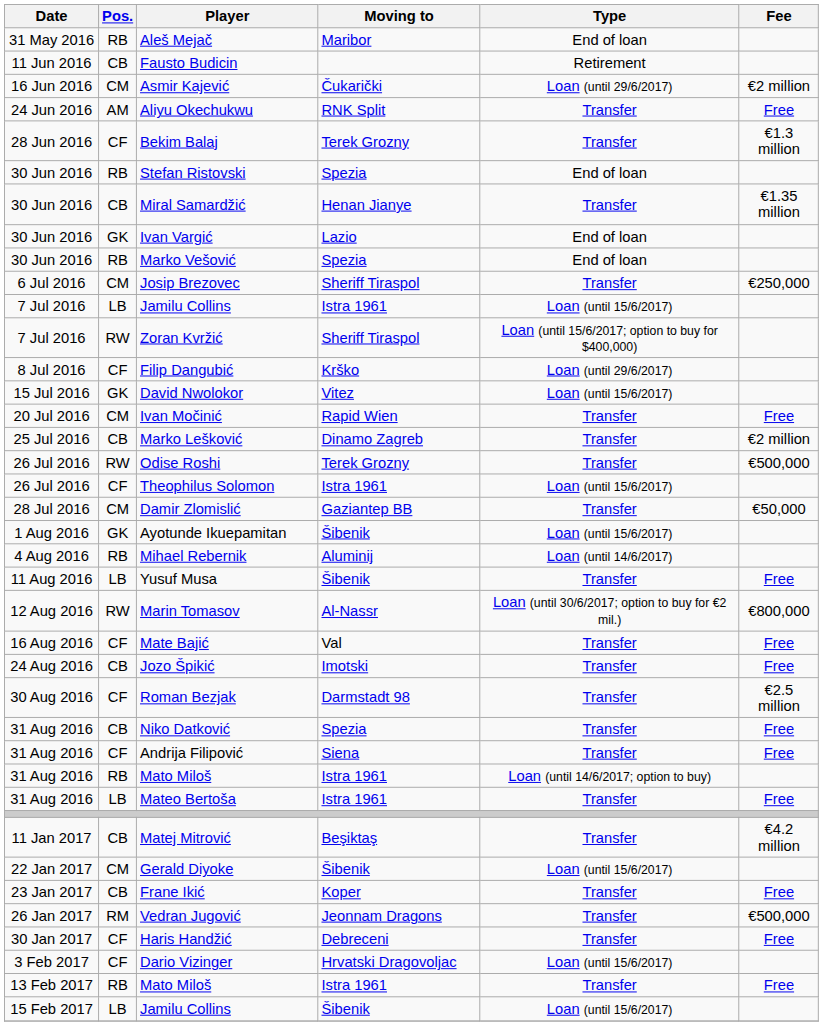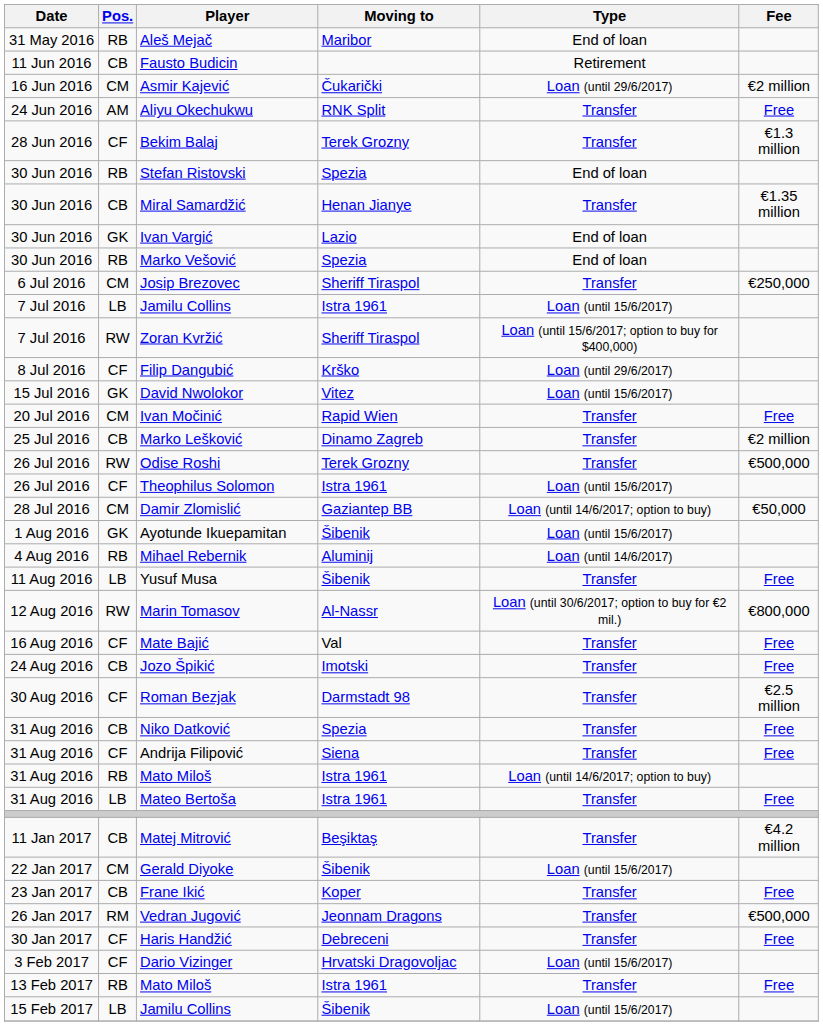(610, 509) Transfer -> (610, 509) Loan (until 14/6/2017; option to buy)
